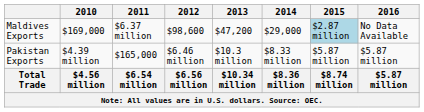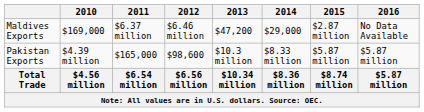(185, 31) $98,600 -> (185, 31) $6.46 million
(331, 31) lightblue background -> (331, 31) no background
(185, 56) $6.46 million -> (185, 56) $98,600
